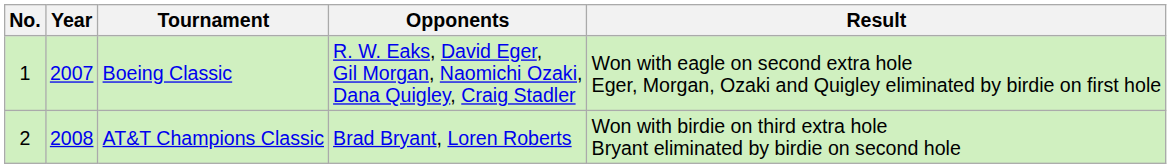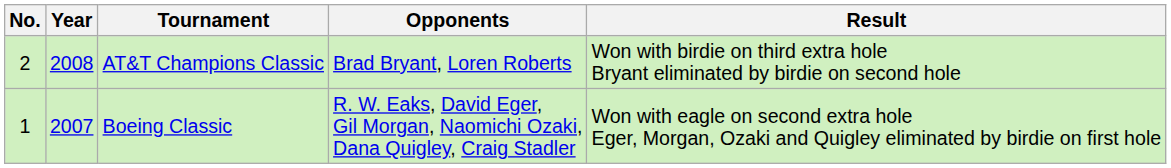rows swapped: (167, 73) <-> (213, 137)
